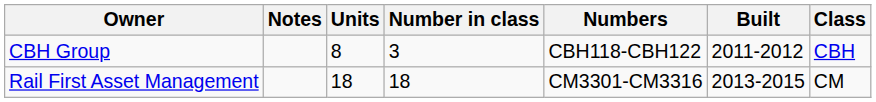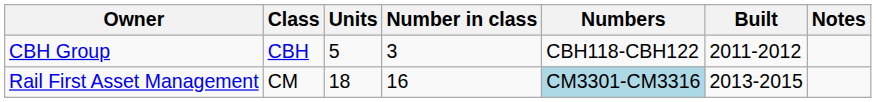columns swapped: (840, 19) <-> (295, 19)
(336, 50) 8 -> (334, 50) 5
(400, 81) 18 -> (397, 81) 16
(625, 81) no background -> (623, 81) lightblue background
